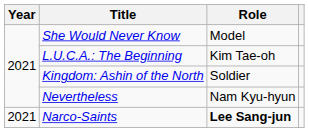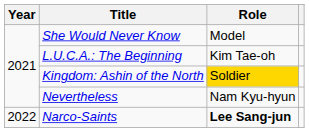(230, 76) no background -> (230, 76) gold background
(22, 117) 2021 -> (22, 117) 2022
